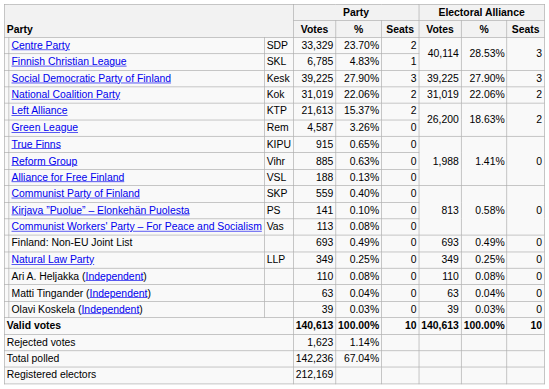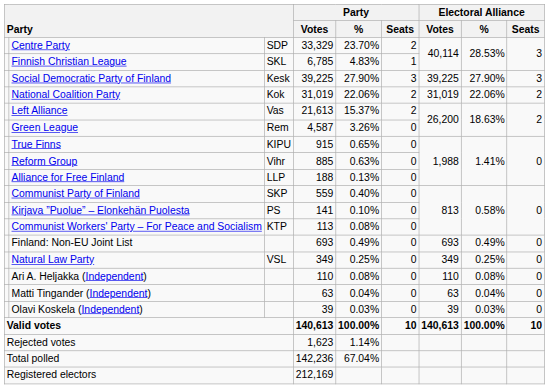(277, 111) KTP -> (275, 111) Vas
(276, 177) VSL -> (276, 177) LLP
(275, 227) Vas -> (277, 227) KTP
(276, 260) LLP -> (276, 260) VSL
